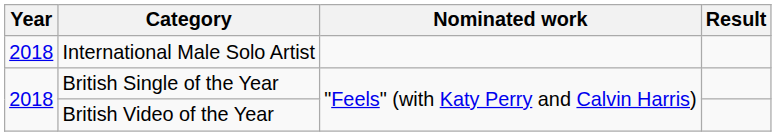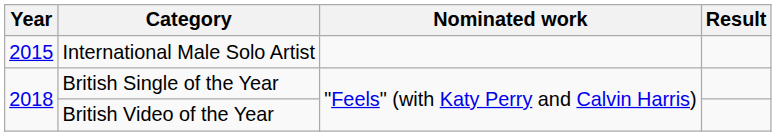(31, 51) 2018 -> (31, 51) 2015
